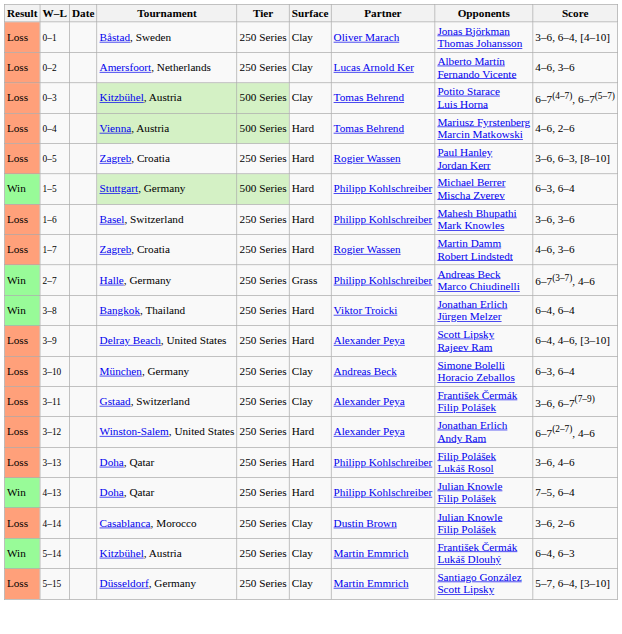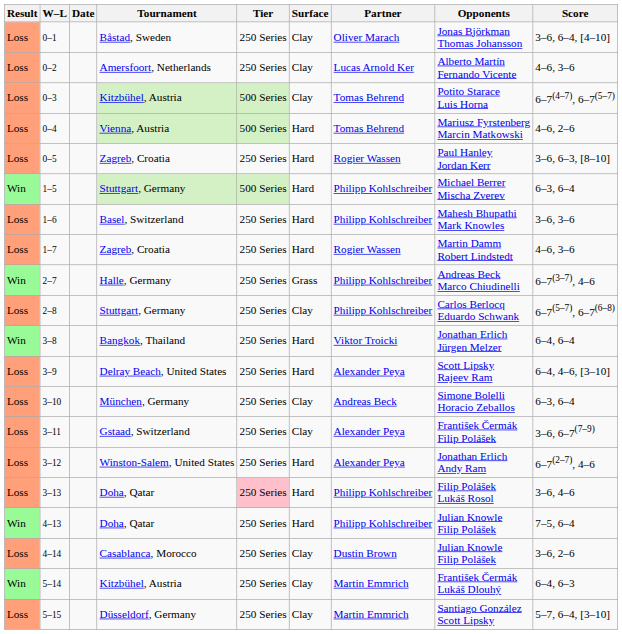+ row: (50, 311)
(263, 462) no background -> (263, 492) pink background
